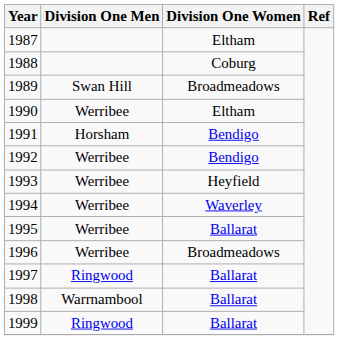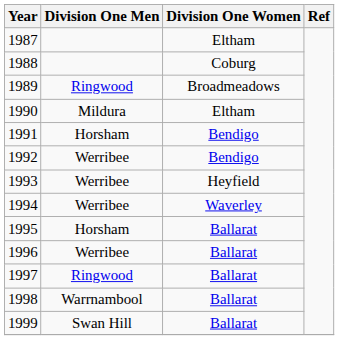(102, 87) Swan Hill -> (102, 87) Ringwood
(102, 110) Werribee -> (102, 110) Mildura
(102, 228) Werribee -> (102, 228) Horsham
(234, 252) Broadmeadows -> (234, 252) Ballarat
(102, 323) Ringwood -> (102, 323) Swan Hill
